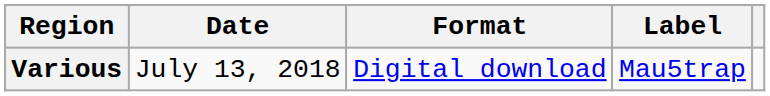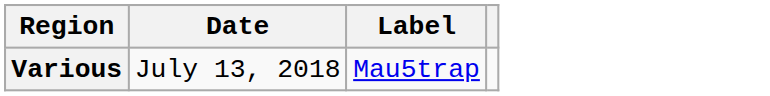- column: (480, 27)
